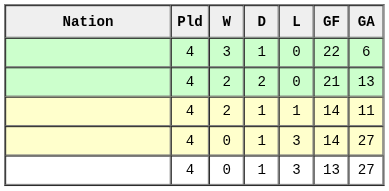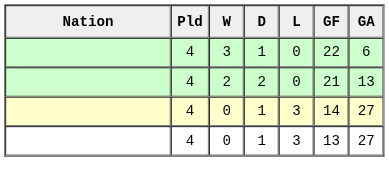- row: (227, 111)
